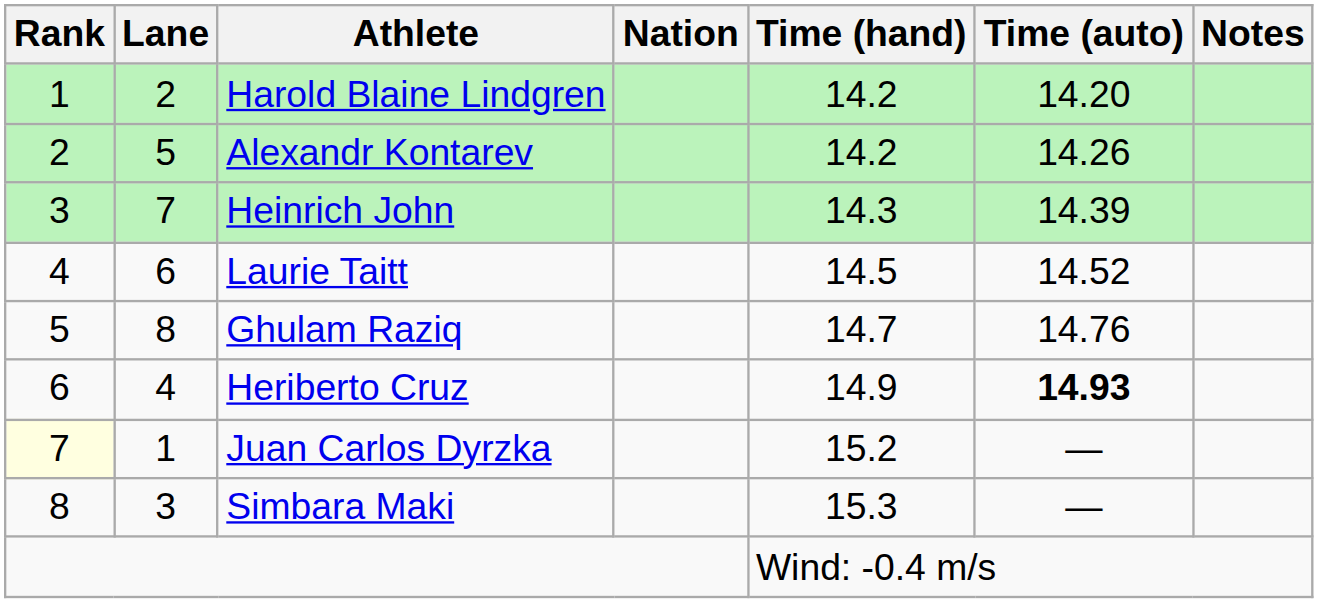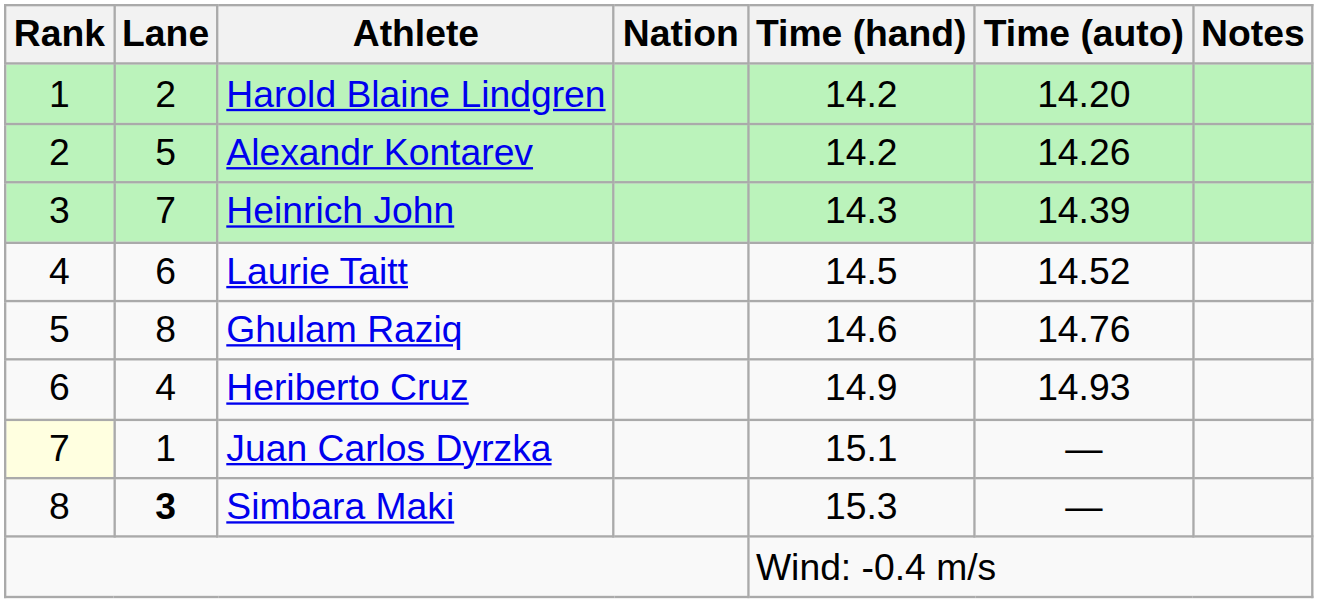(861, 329) 14.7 -> (861, 329) 14.6
(1084, 388) bold -> (1084, 388) normal
(861, 447) 15.2 -> (861, 447) 15.1
(166, 507) normal -> (166, 507) bold
